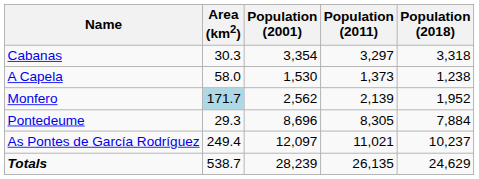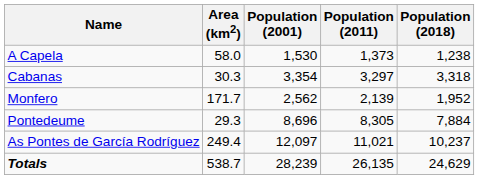rows swapped: (35, 55) <-> (35, 77)
(224, 98) lightblue background -> (224, 98) no background
